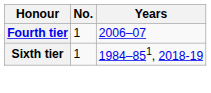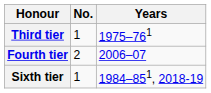+ row: (38, 35)
(77, 33) 1 -> (77, 56) 2
